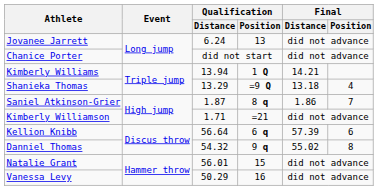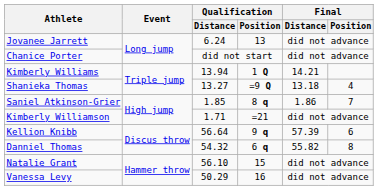(215, 86) 13.29 -> (215, 86) 13.27
(215, 102) 1.87 -> (215, 102) 1.85
(260, 132) 6 q -> (260, 132) 9 q
(260, 147) 9 q -> (260, 147) 6 q
(305, 147) 55.02 -> (305, 147) 55.82
(215, 162) 56.01 -> (215, 162) 56.10
